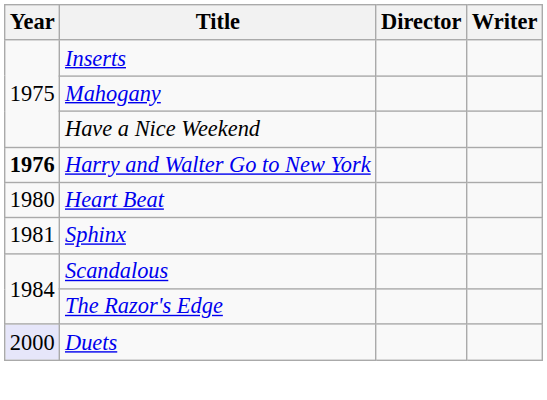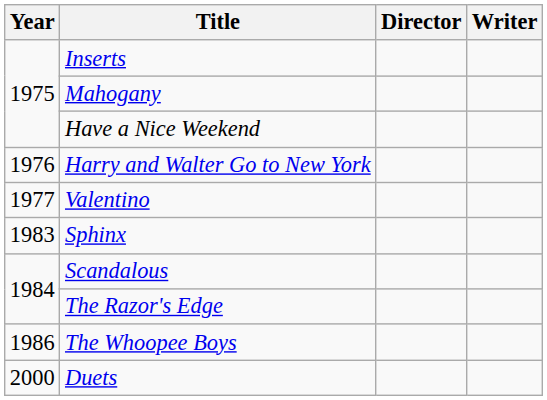(32, 164) bold -> (32, 164) normal
+ row: (107, 199)
- row: (114, 199)
(32, 235) 1981 -> (32, 235) 1983
+ row: (151, 341)
(32, 341) lavender background -> (32, 377) no background
